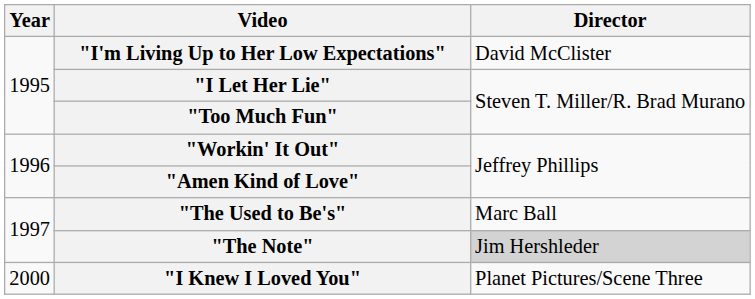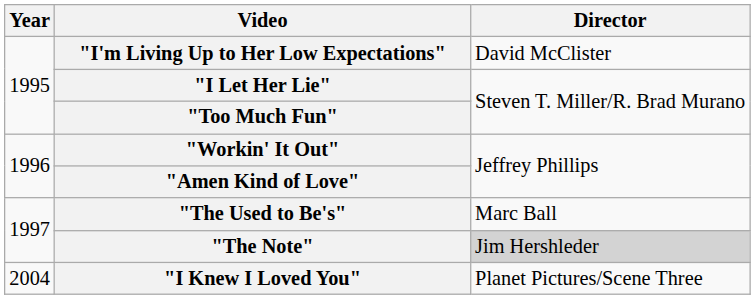(30, 278) 2000 -> (30, 278) 2004
